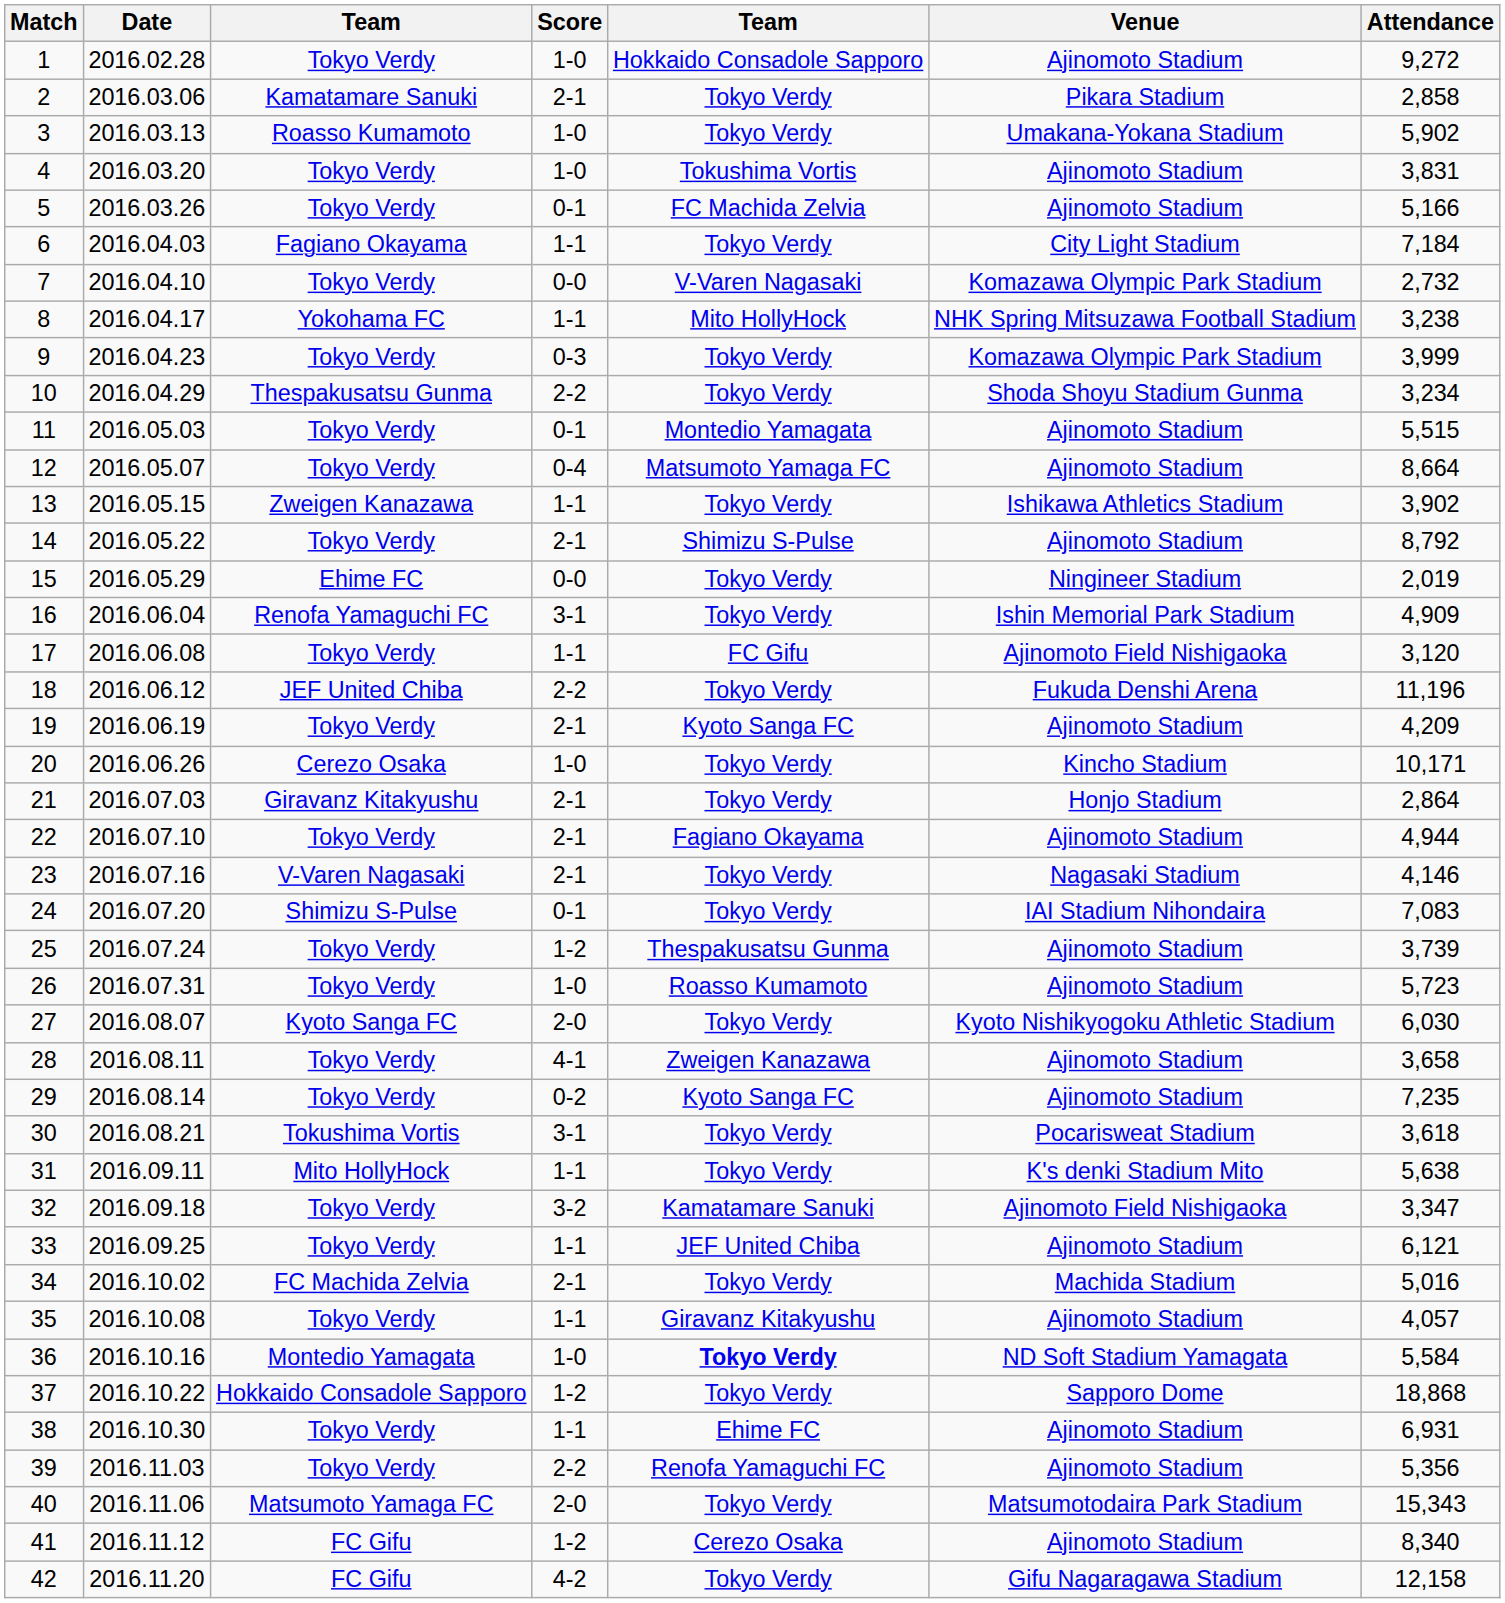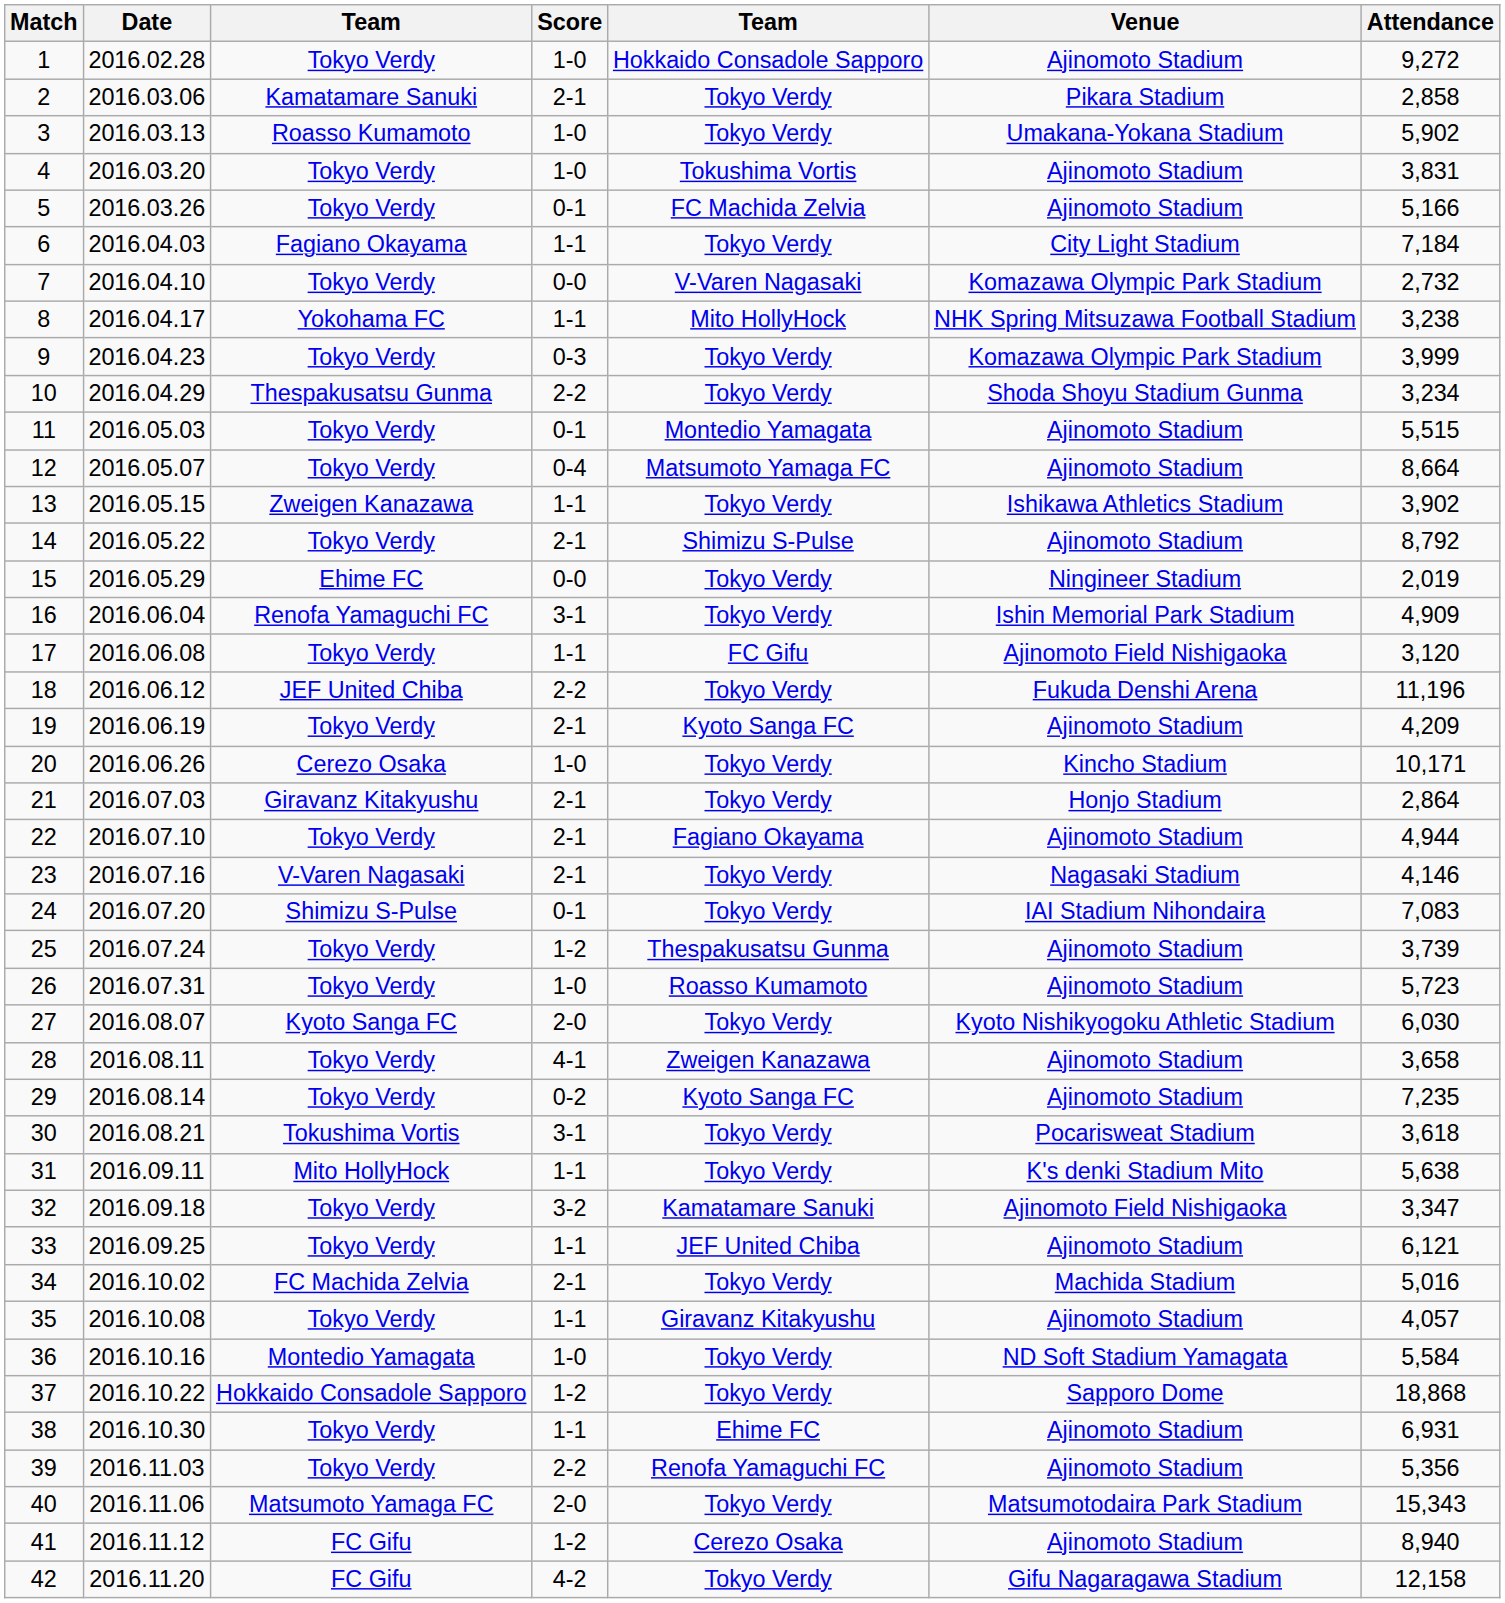(768, 1356) bold -> (768, 1356) normal
(1430, 1541) 8,340 -> (1430, 1541) 8,940
